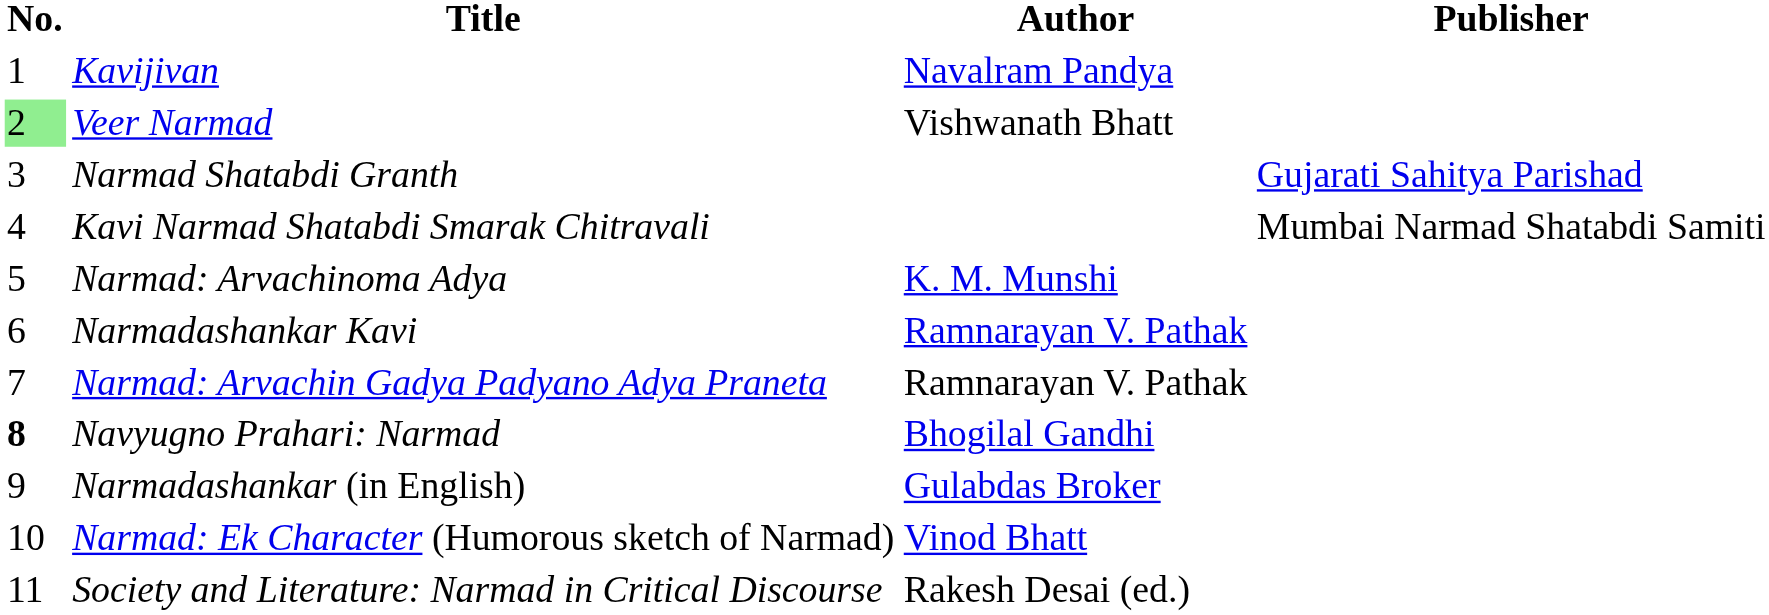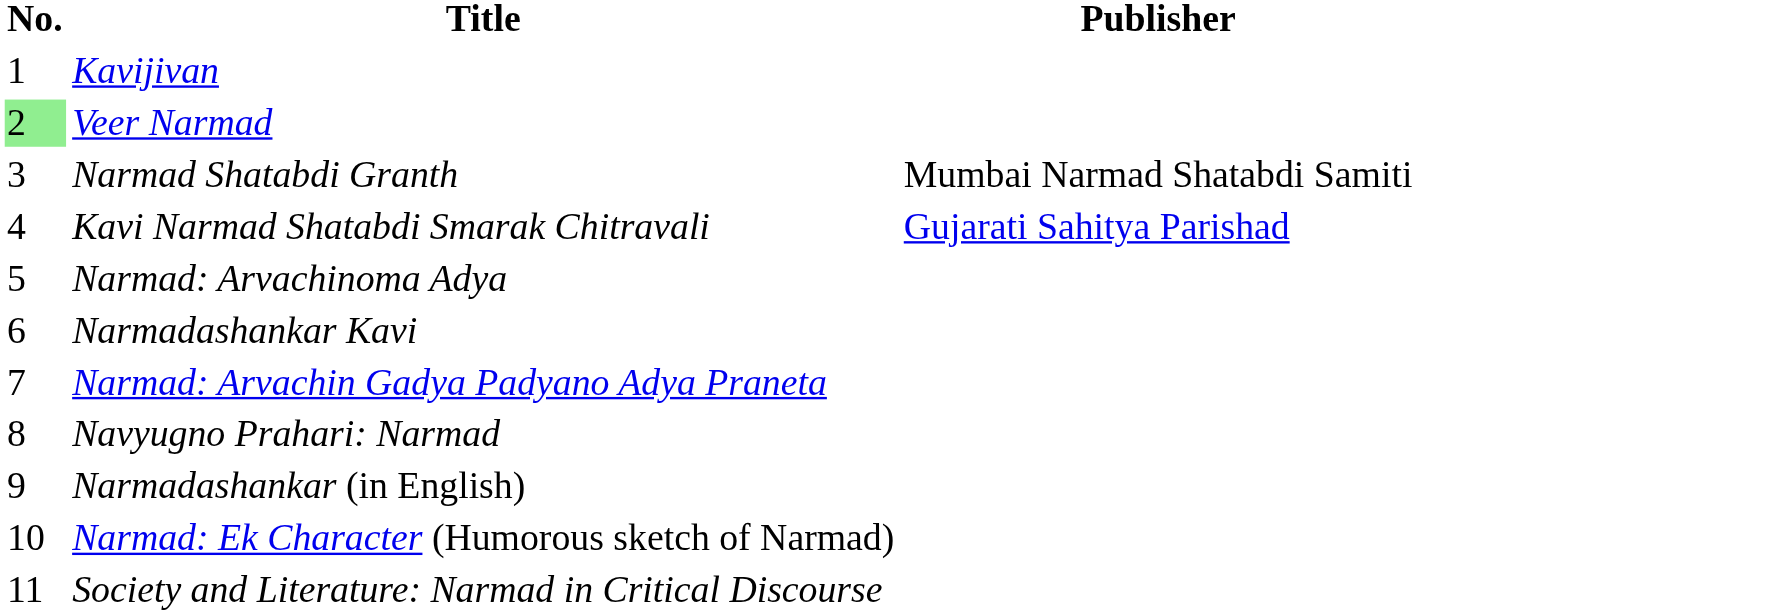- column: (1076, 18)
(1450, 174) Gujarati Sahitya Parishad -> (1158, 174) Mumbai Narmad Shatabdi Samiti
(1511, 226) Mumbai Narmad Shatabdi Samiti -> (1097, 226) Gujarati Sahitya Parishad
(17, 433) bold -> (17, 433) normal
